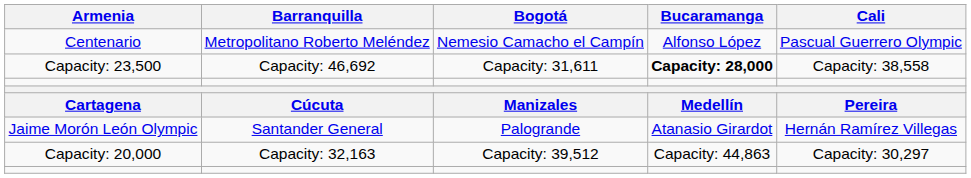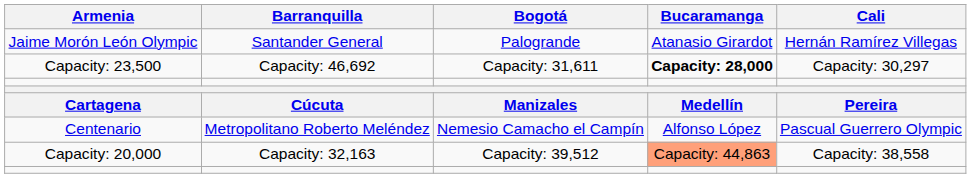rows swapped: (103, 41) <-> (103, 129)
(871, 66) Capacity: 38,558 -> (871, 66) Capacity: 30,297
(712, 154) no background -> (712, 154) lightsalmon background
(871, 154) Capacity: 30,297 -> (871, 154) Capacity: 38,558
